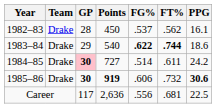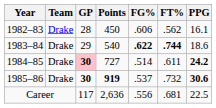(143, 29) .537 -> (143, 29) .606
(199, 62) normal -> (199, 62) bold
(143, 78) .606 -> (143, 78) .537
